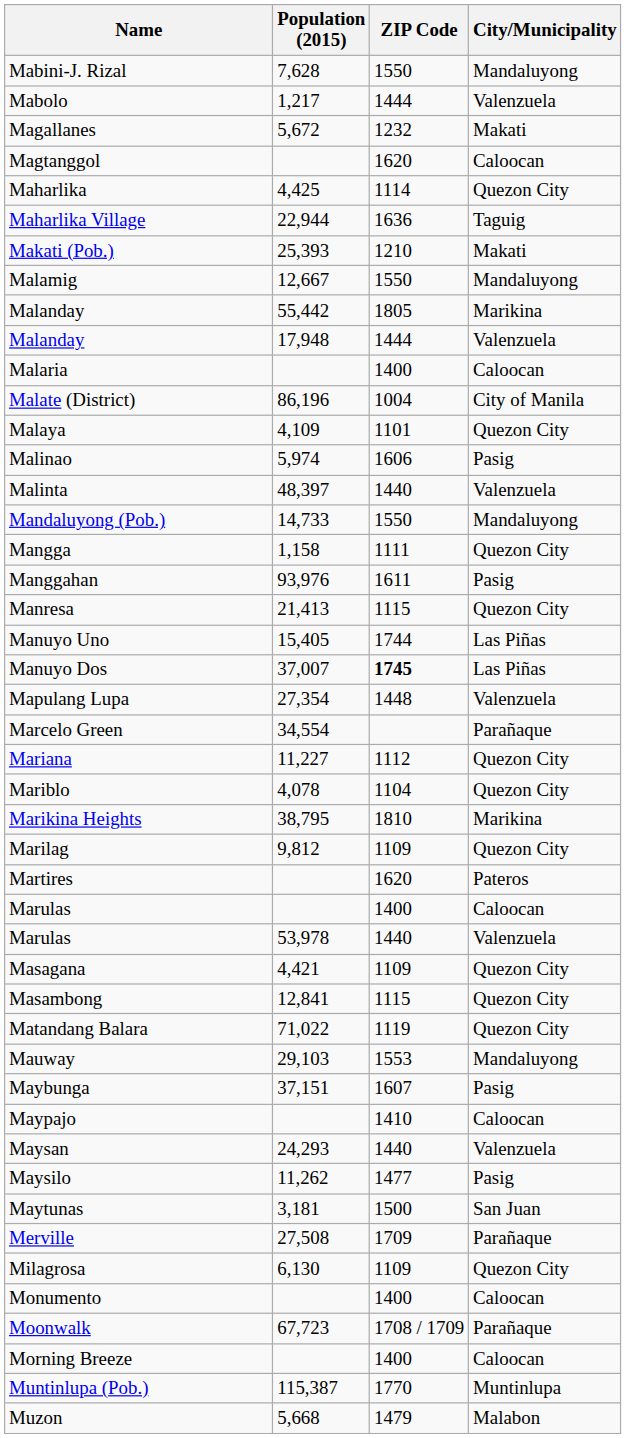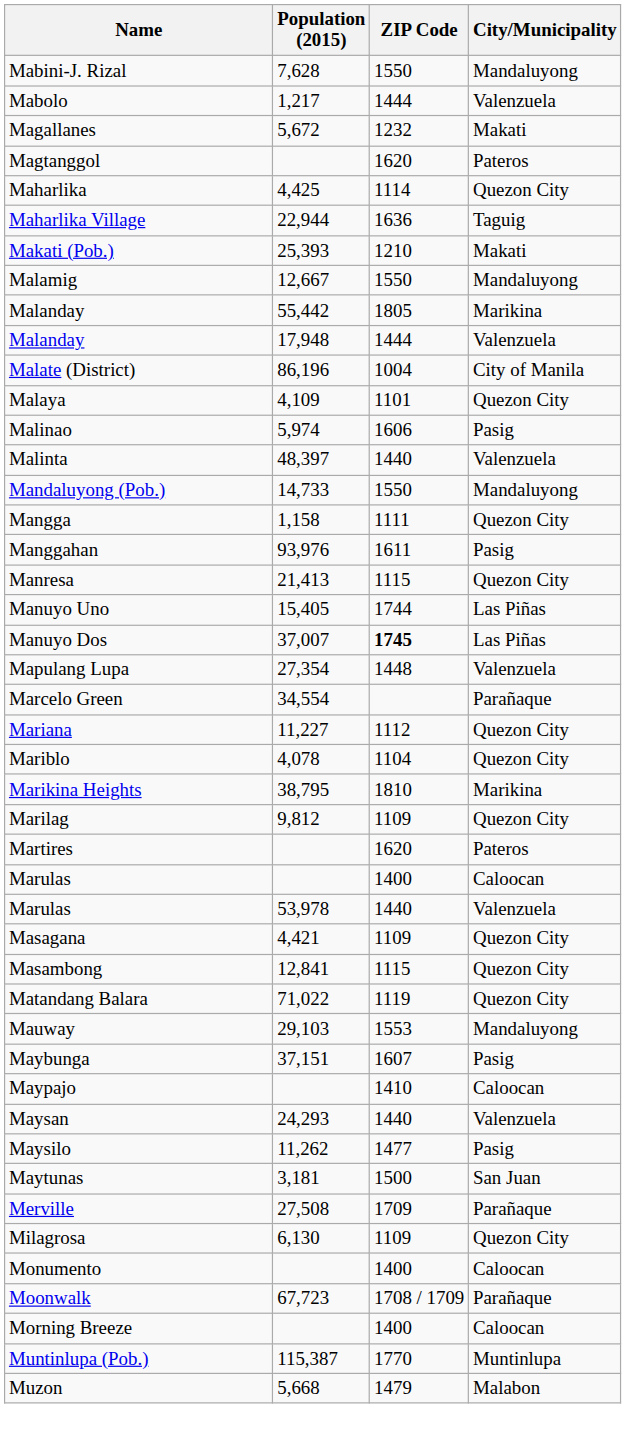(509, 160) Caloocan -> (501, 160) Pateros
- row: (38, 370)
